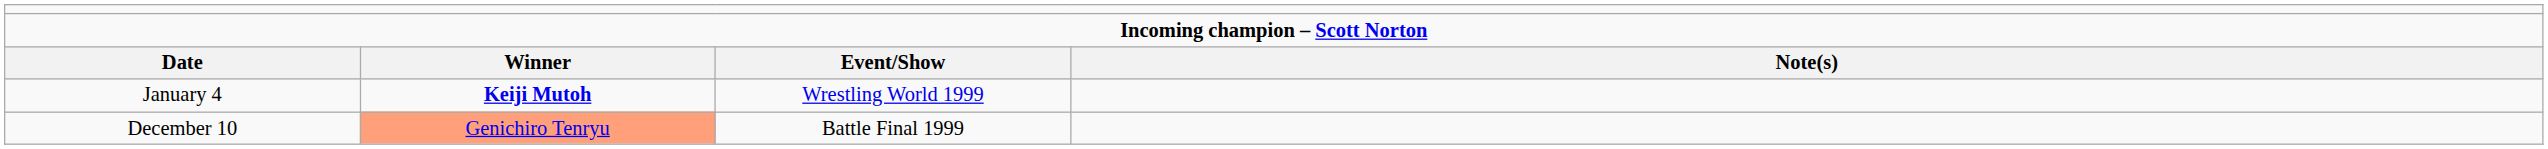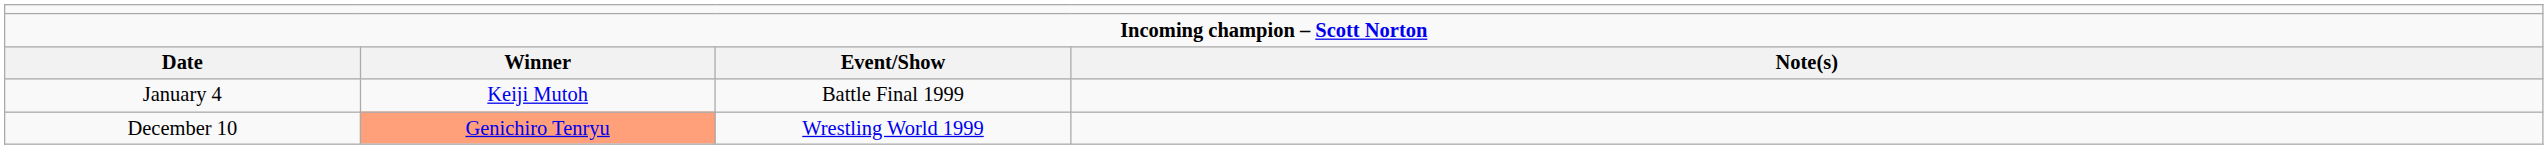(538, 95) bold -> (538, 95) normal
(893, 95) Wrestling World 1999 -> (893, 95) Battle Final 1999
(893, 127) Battle Final 1999 -> (893, 127) Wrestling World 1999
